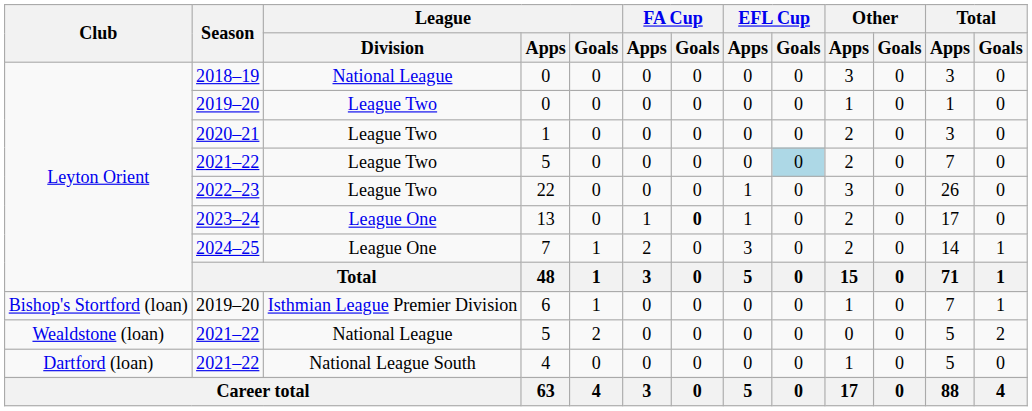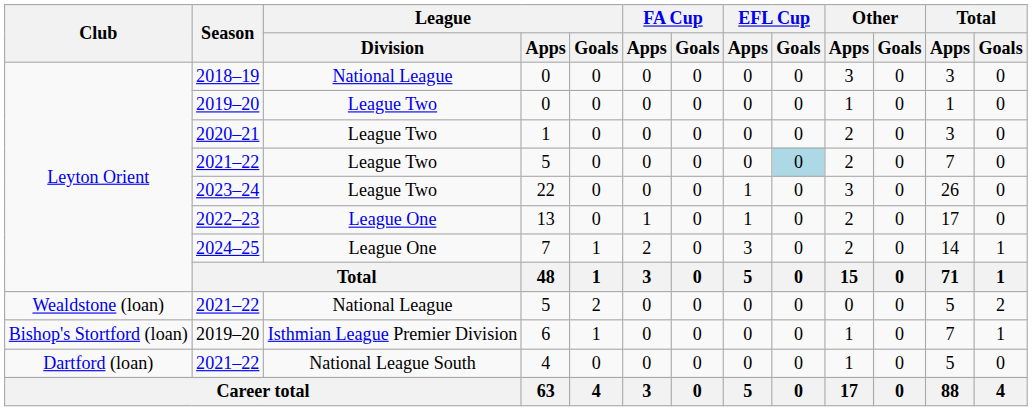(228, 190) 2022–23 -> (228, 190) 2023–24
(228, 219) 2023–24 -> (228, 219) 2022–23
(697, 219) bold -> (697, 219) normal
rows swapped: (392, 305) <-> (392, 334)
